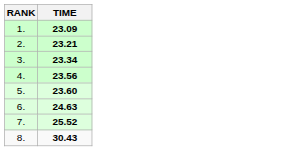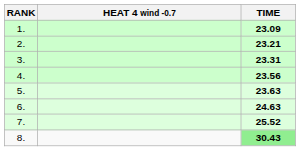+ column: (139, 13)
(65, 60) 23.34 -> (268, 60) 23.31
(65, 91) 23.60 -> (268, 91) 23.63
(65, 138) no background -> (268, 138) lightgreen background
